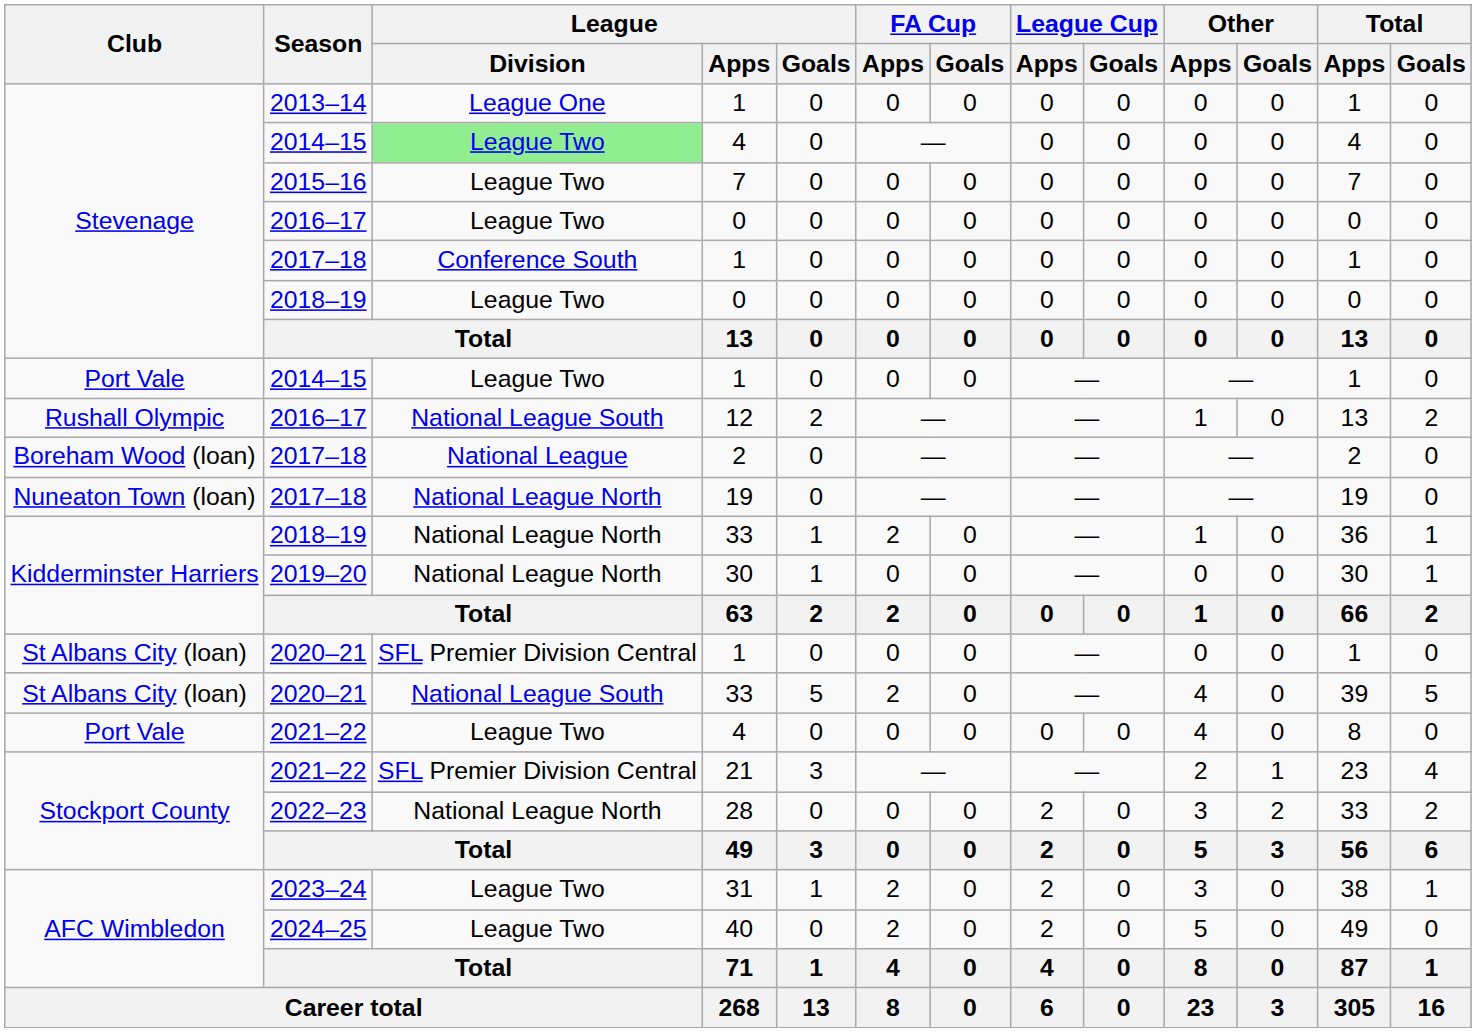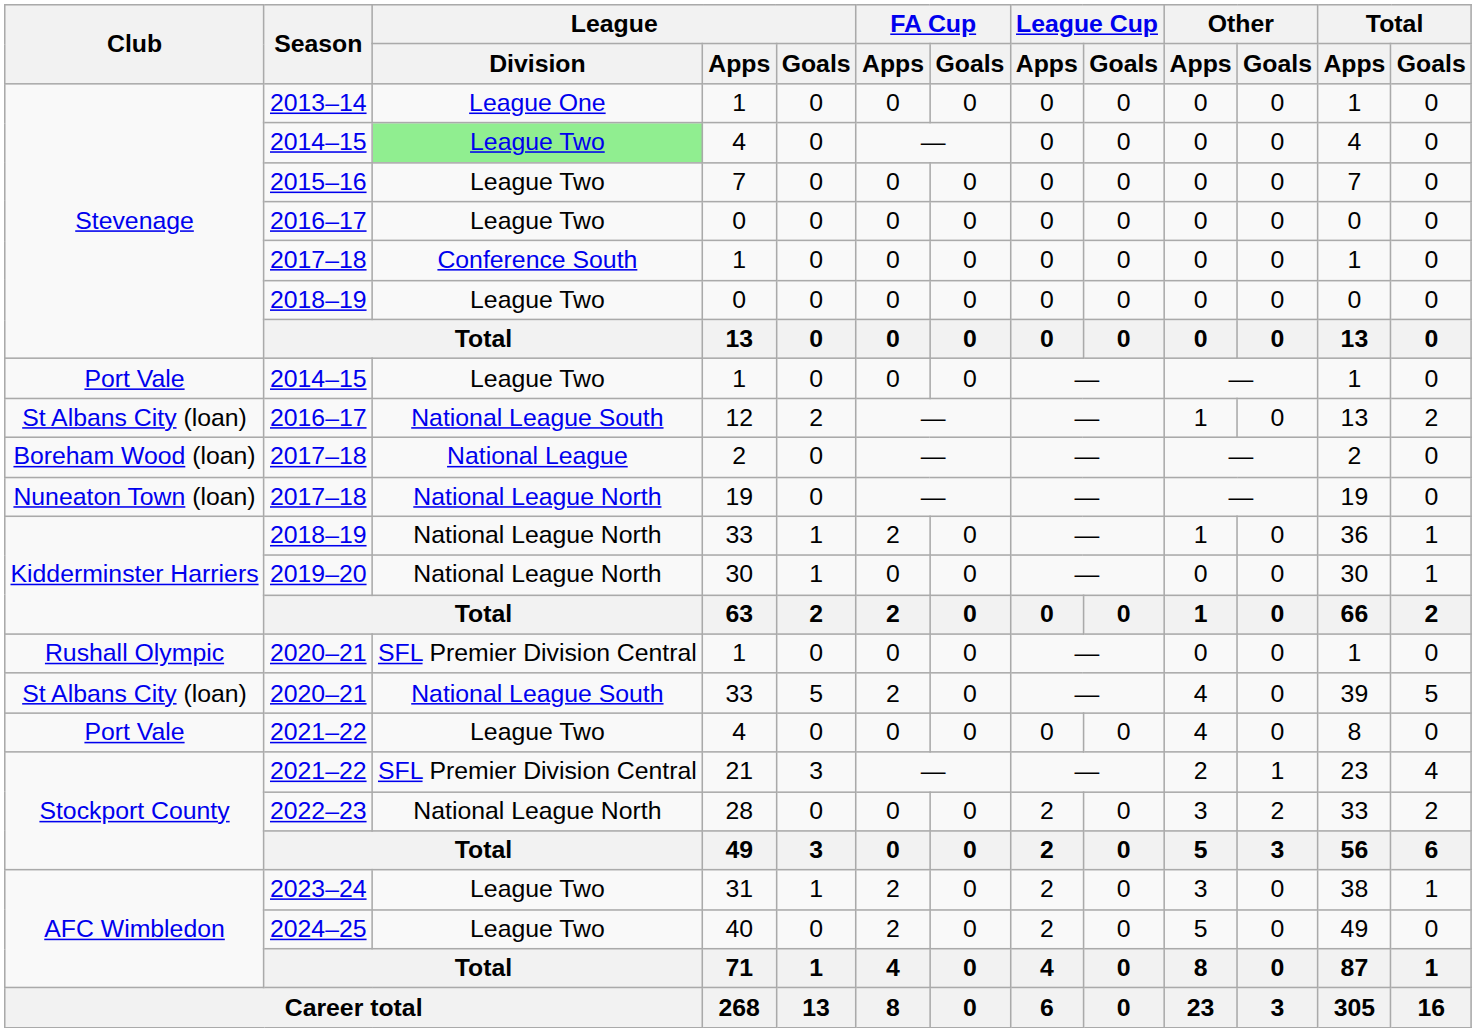(135, 417) Rushall Olympic -> (135, 417) St Albans City (loan)
(135, 653) St Albans City (loan) -> (135, 653) Rushall Olympic
